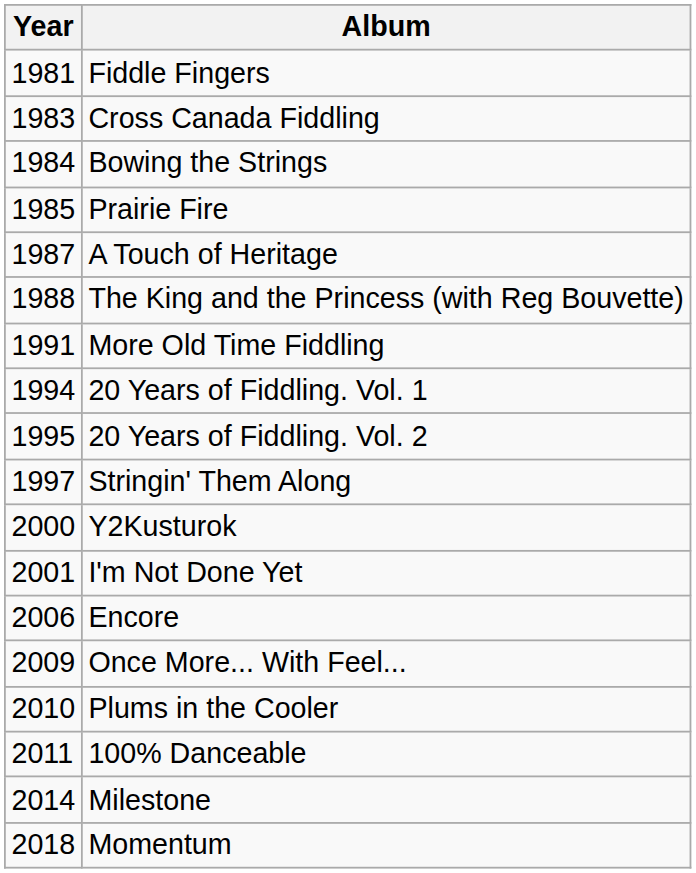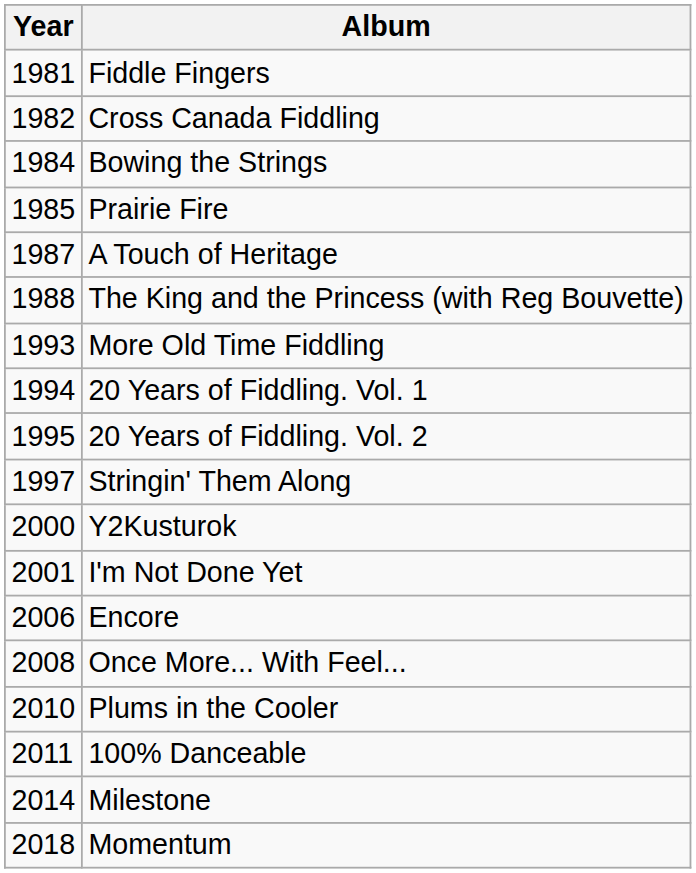(43, 118) 1983 -> (43, 118) 1982
(43, 345) 1991 -> (43, 345) 1993
(43, 663) 2009 -> (43, 663) 2008
